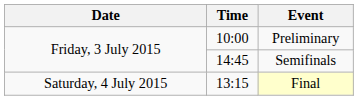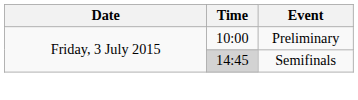(232, 60) no background -> (232, 60) lightgrey background
- row: (306, 83)
